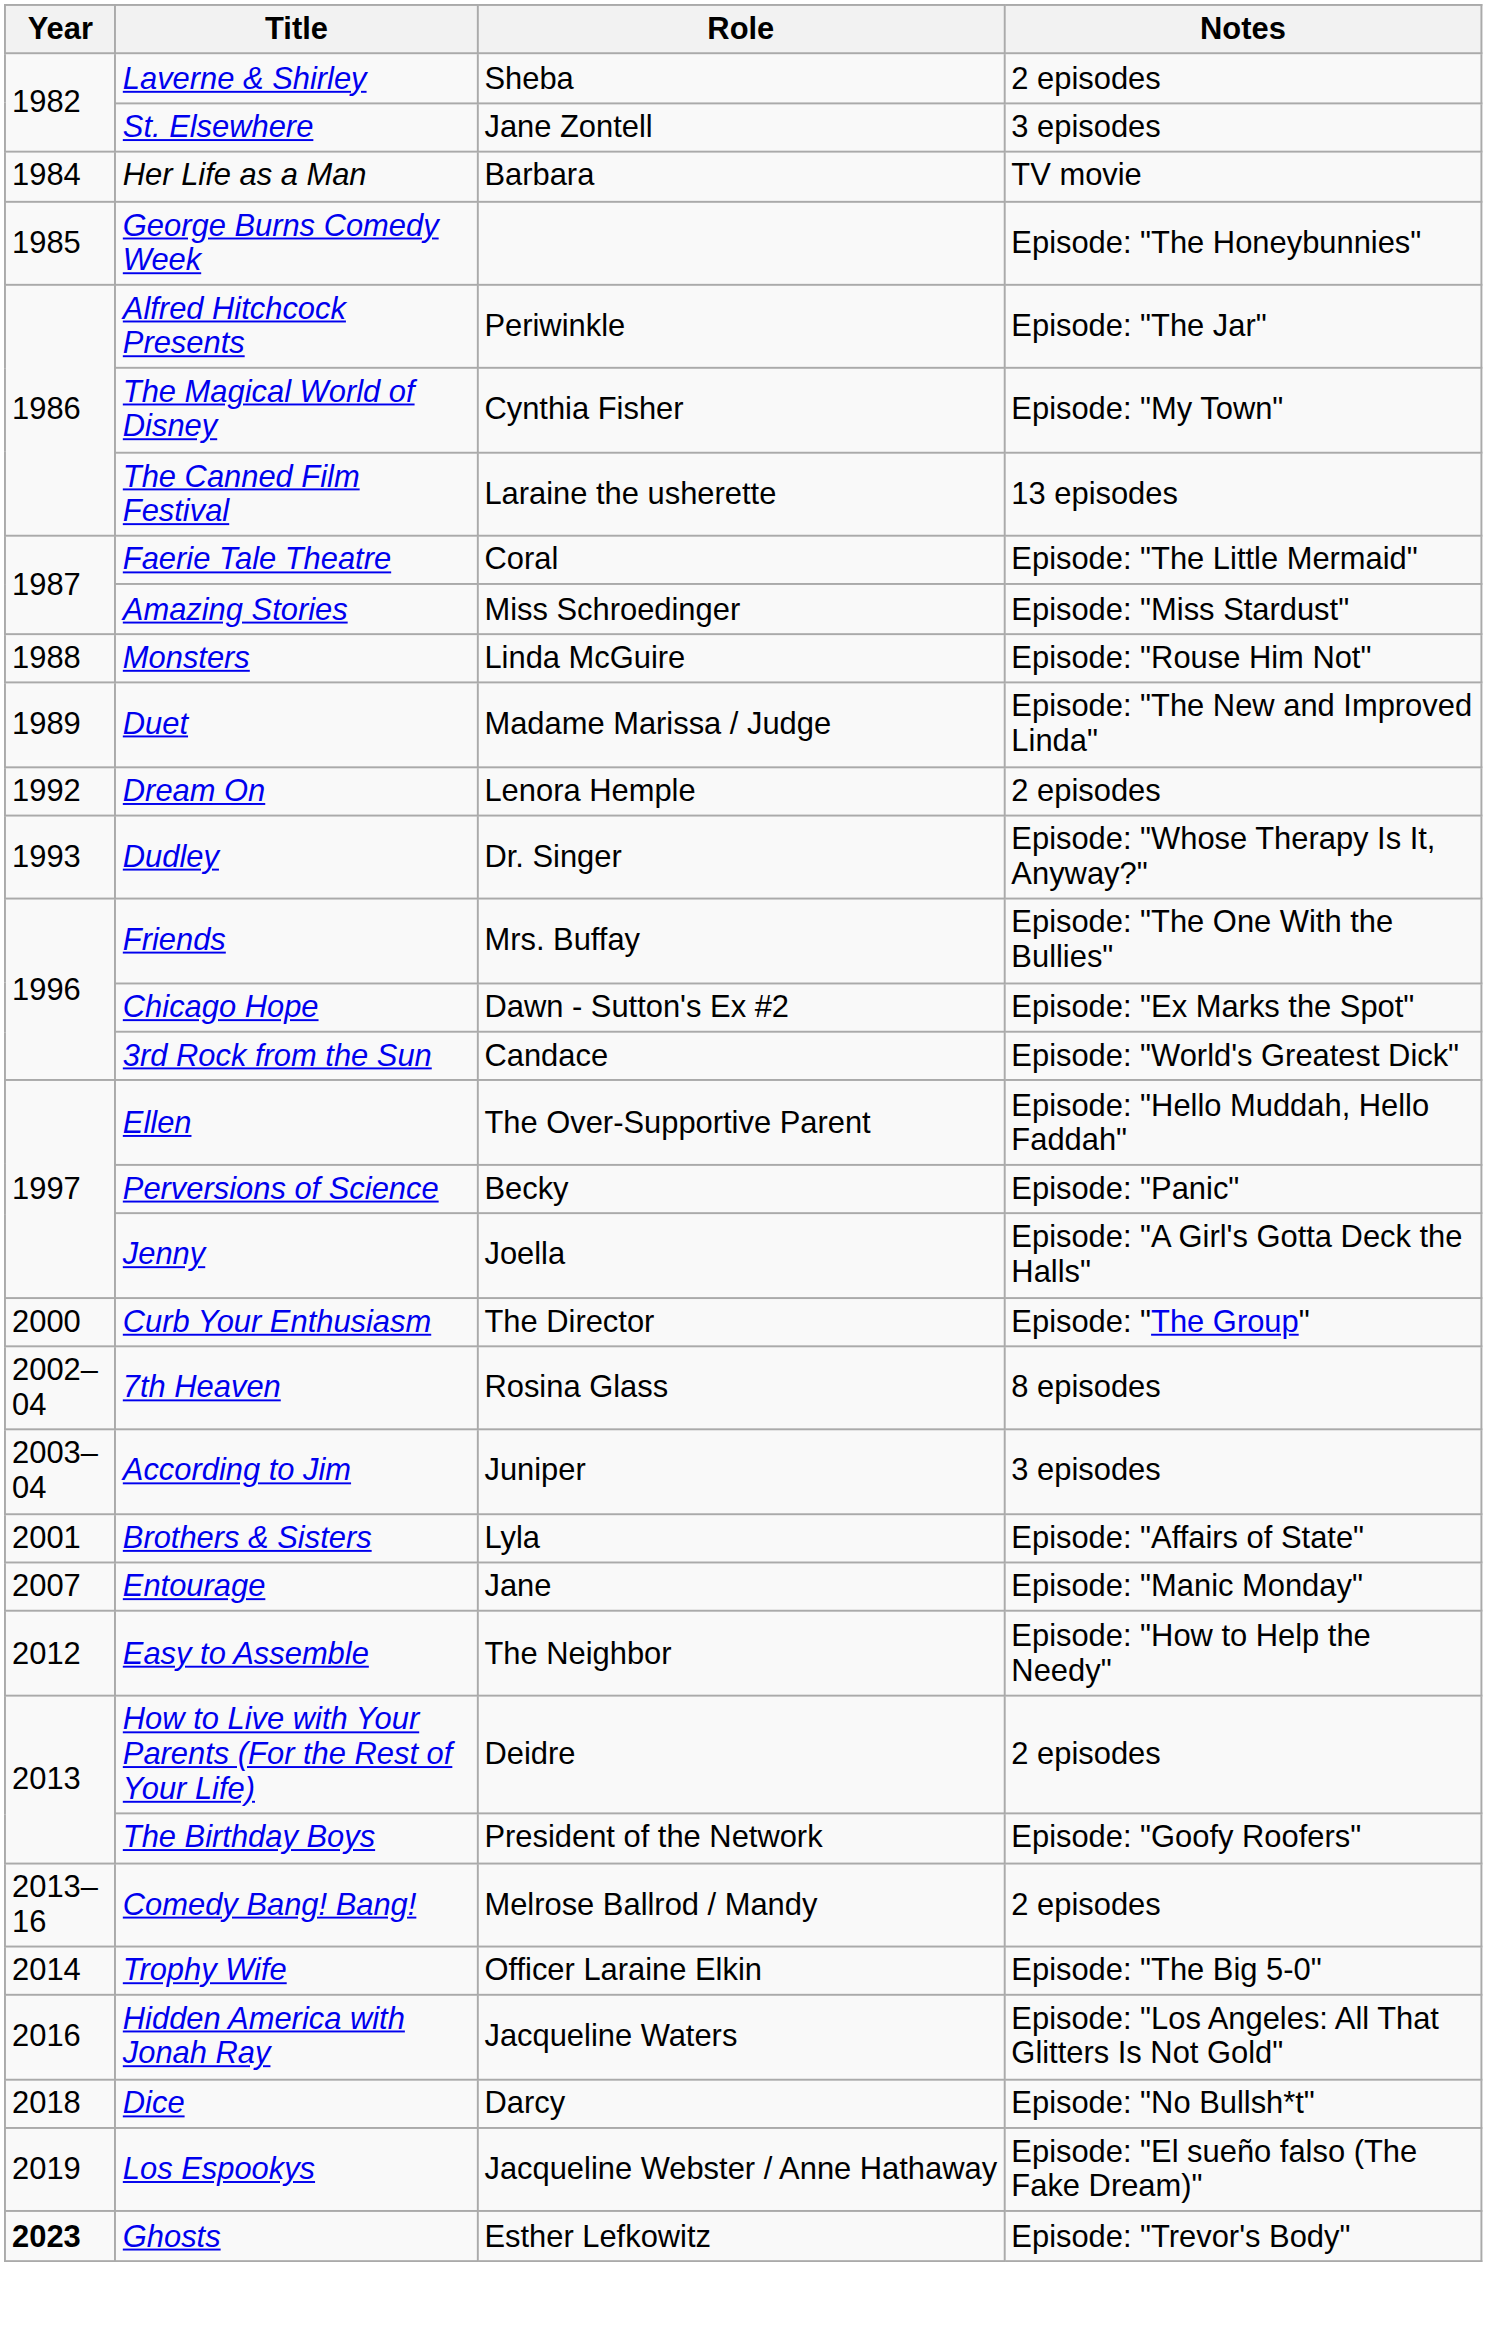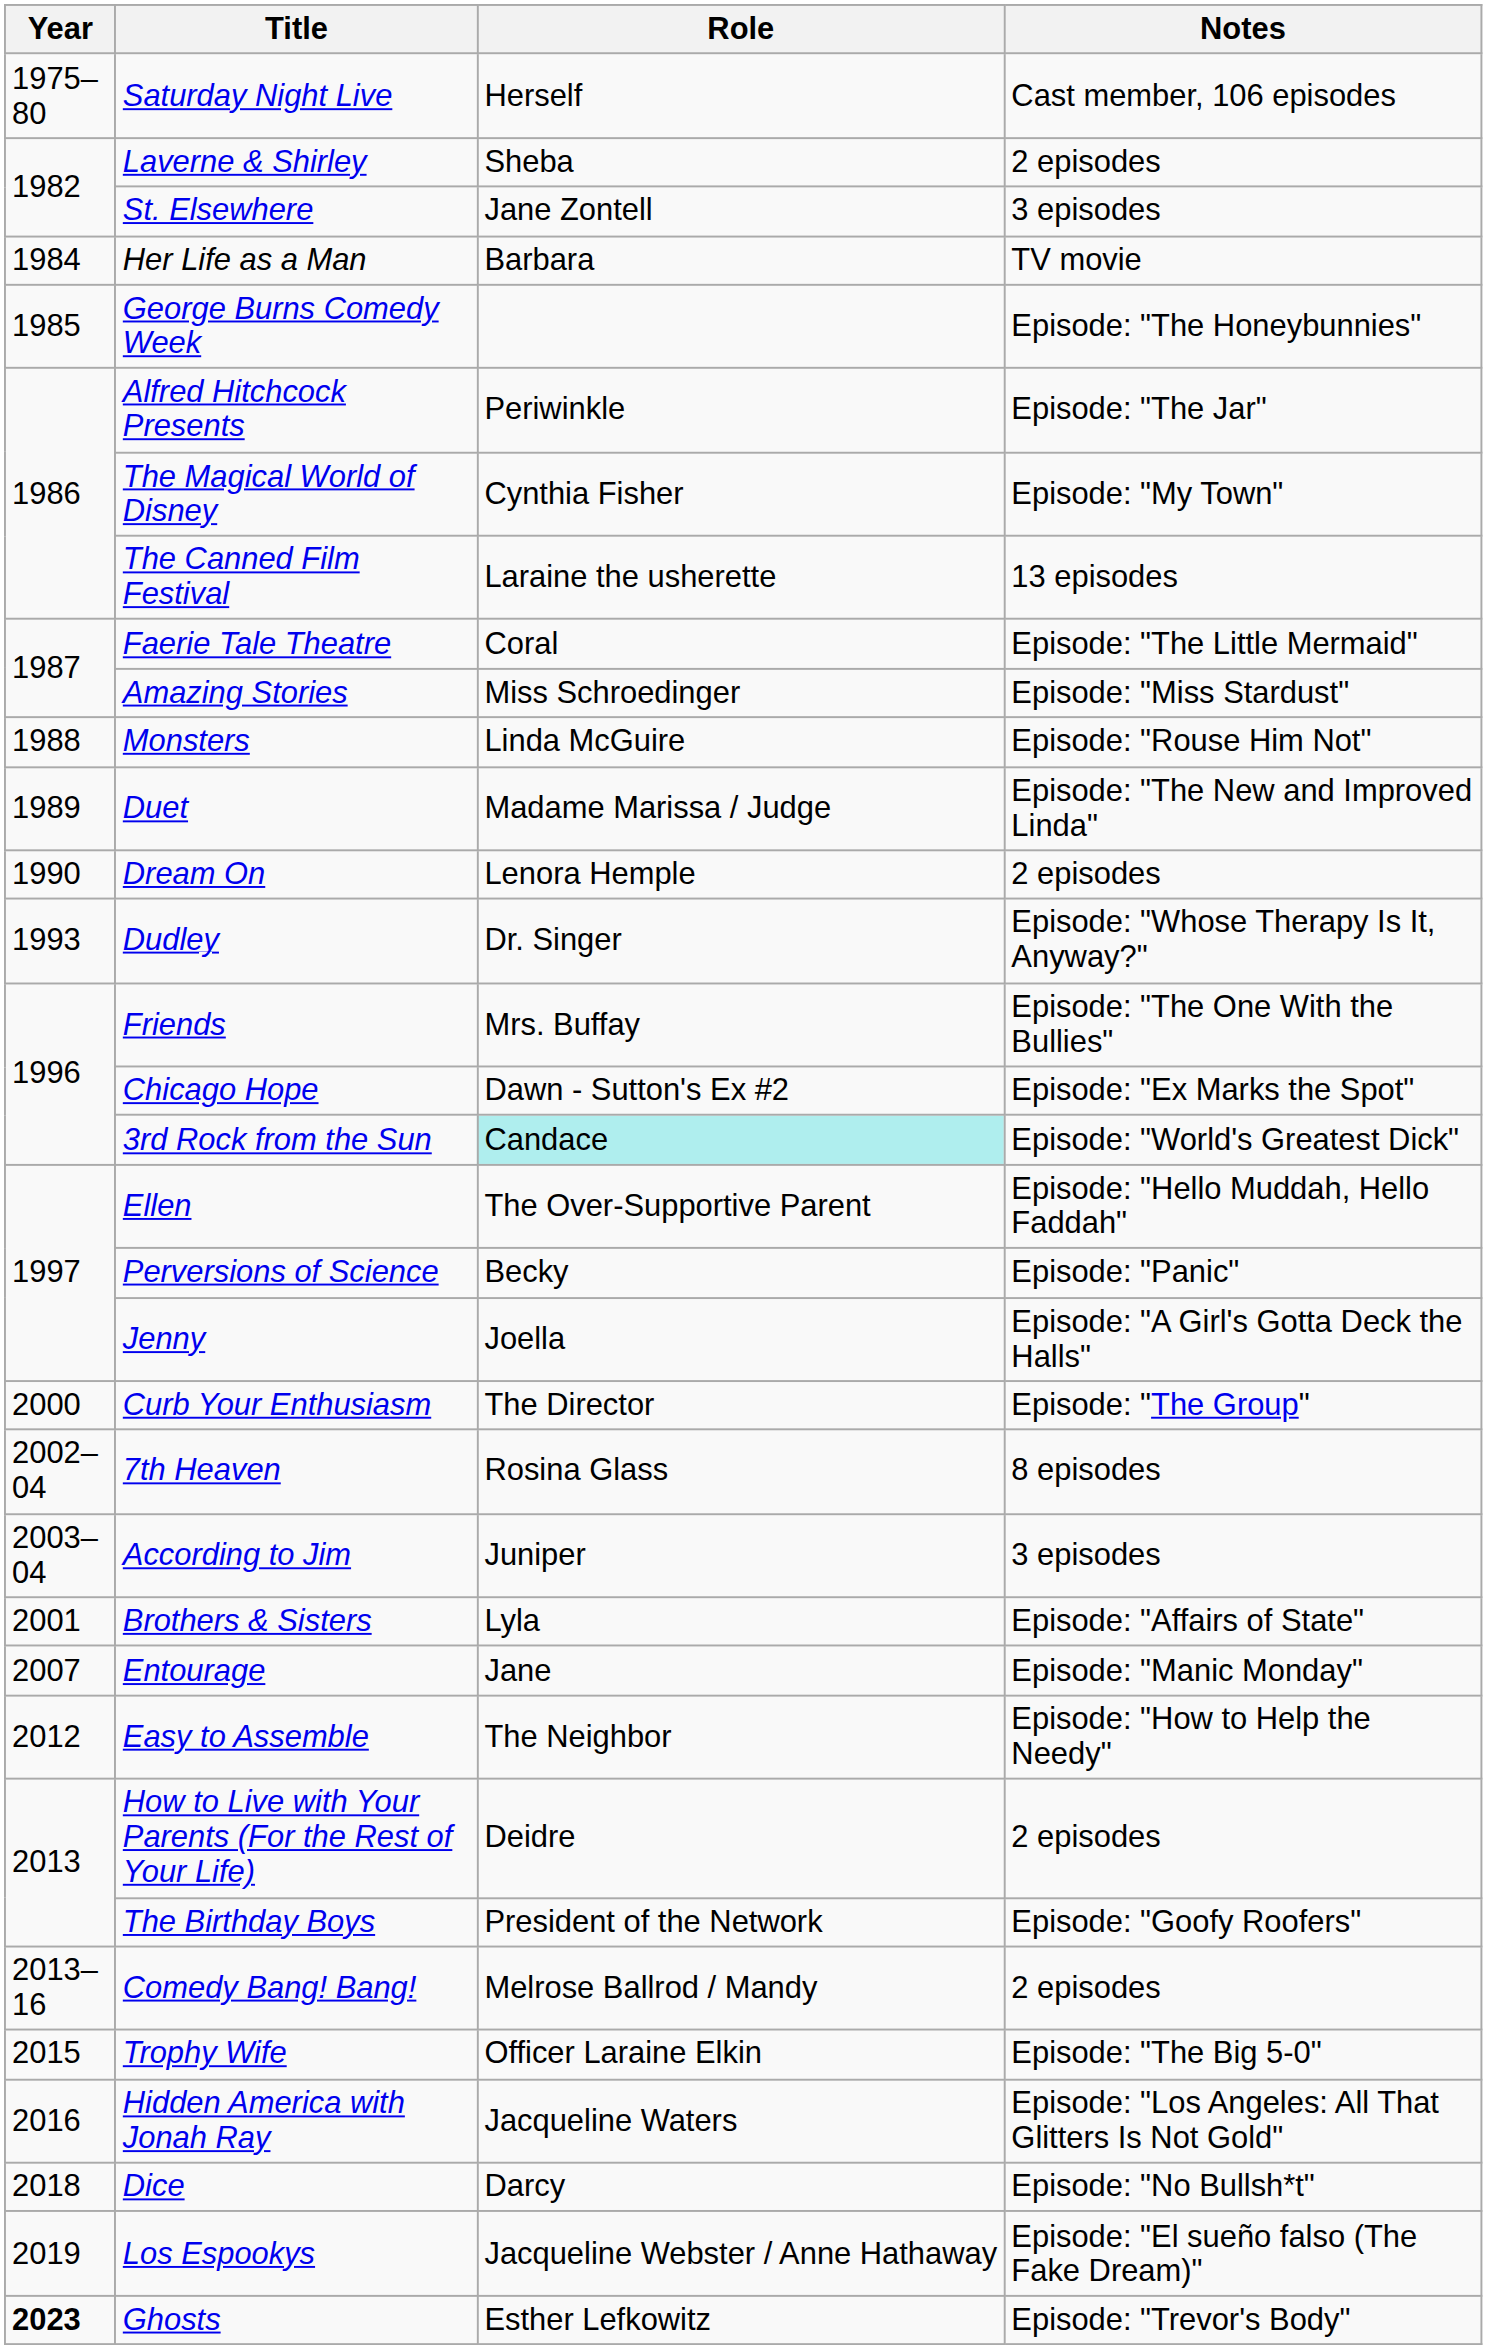+ row: (258, 95)
(46, 790) 1992 -> (46, 874) 1990
(546, 1055) no background -> (546, 1139) paleturquoise background
(46, 1970) 2014 -> (46, 2054) 2015
